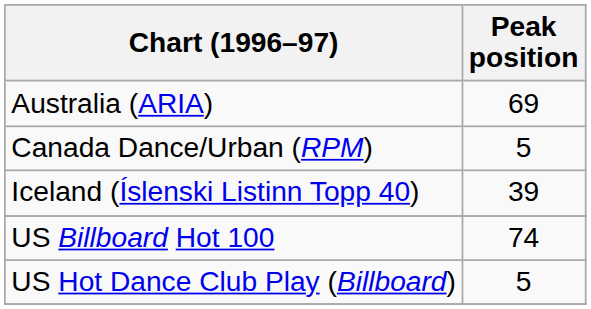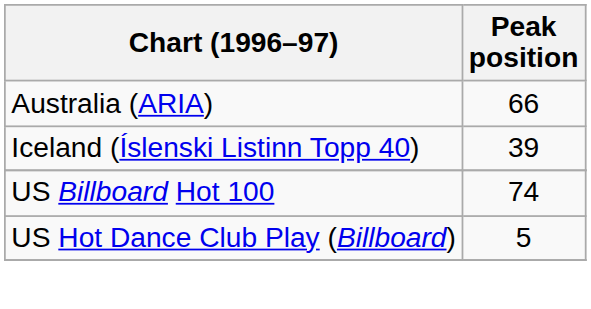(524, 103) 69 -> (524, 103) 66
- row: (192, 147)
